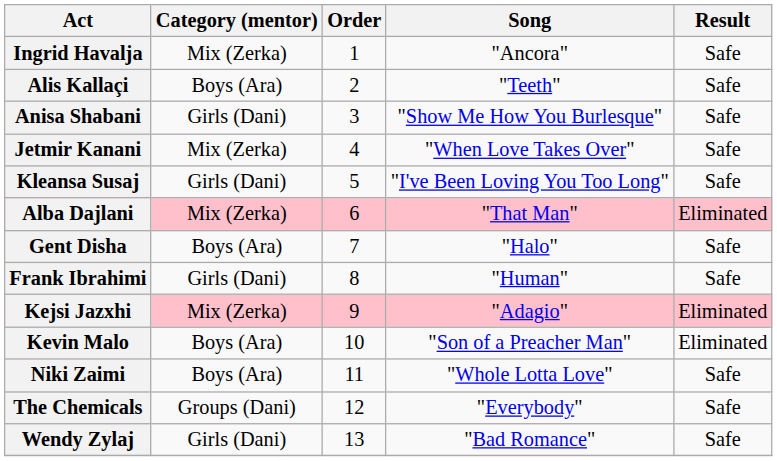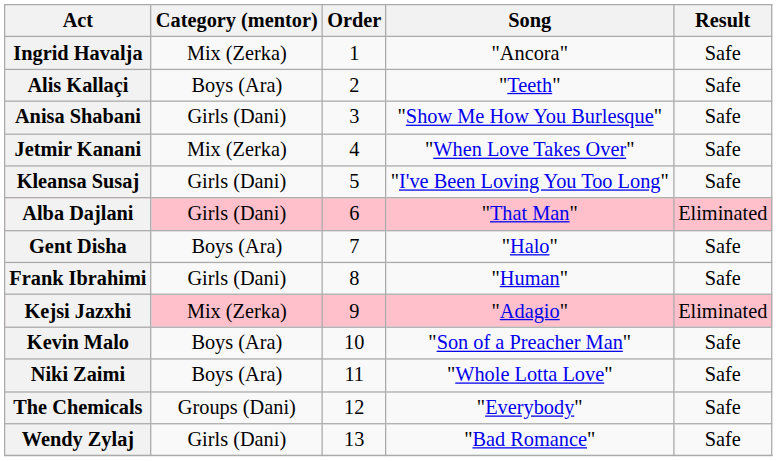(237, 213) Mix (Zerka) -> (237, 213) Girls (Dani)
(723, 342) Eliminated -> (723, 342) Safe
